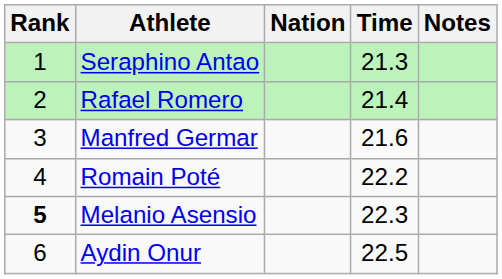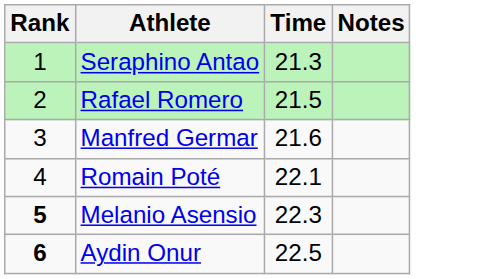- column: (308, 23)
(385, 100) 21.4 -> (298, 100) 21.5
(385, 176) 22.2 -> (298, 176) 22.1
(40, 253) normal -> (40, 253) bold
